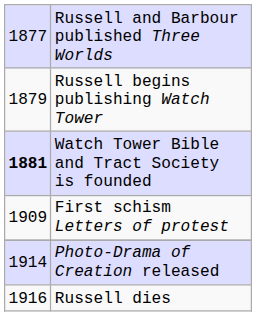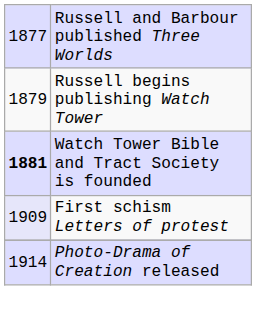(28, 217) no background -> (28, 217) lavender background
- row: (113, 298)
